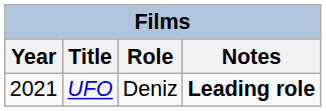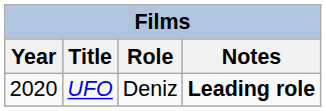(34, 90) 2021 -> (34, 90) 2020
